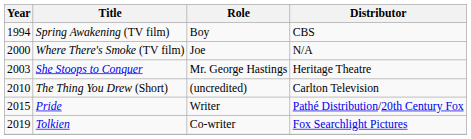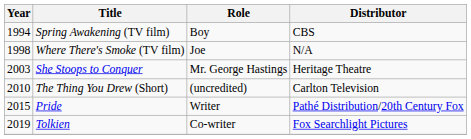(19, 50) 2000 -> (19, 50) 1998
